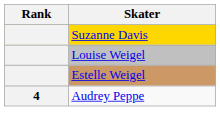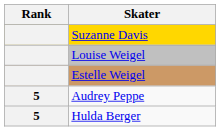(36, 95) 4 -> (36, 95) 5
+ row: (106, 116)
